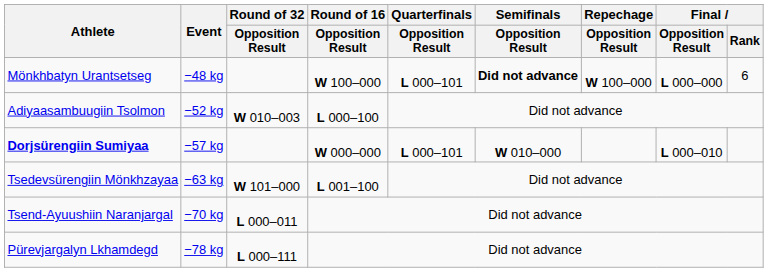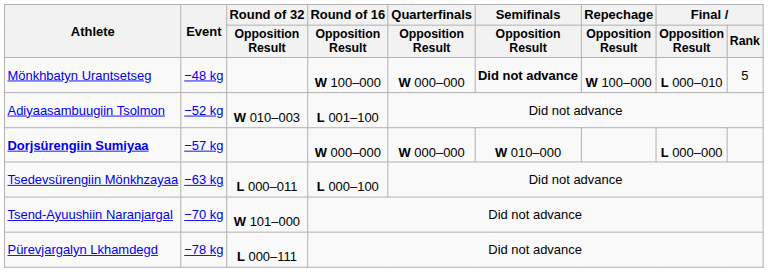(432, 83) L 000–101 -> (432, 83) W 000–000
(692, 83) L 000–000 -> (692, 83) L 000–010
(745, 76) 6 -> (745, 76) 5
(348, 118) L 000–100 -> (348, 118) L 001–100
(432, 153) L 000–101 -> (432, 153) W 000–000
(692, 153) L 000–010 -> (692, 153) L 000–000
(267, 187) W 101–000 -> (267, 187) L 000–011
(348, 187) L 001–100 -> (348, 187) L 000–100
(267, 222) L 000–011 -> (267, 222) W 101–000
